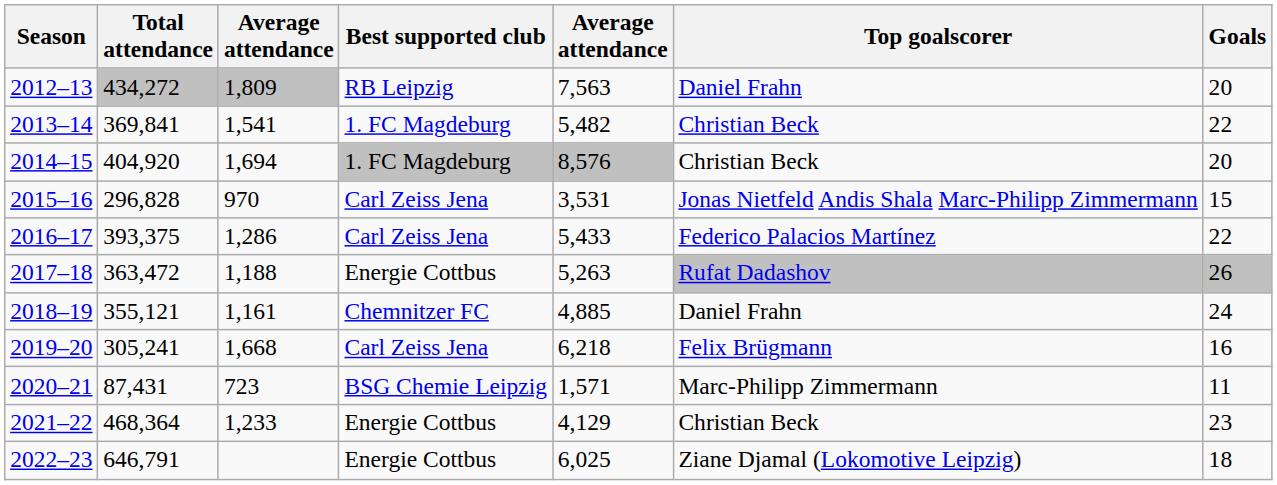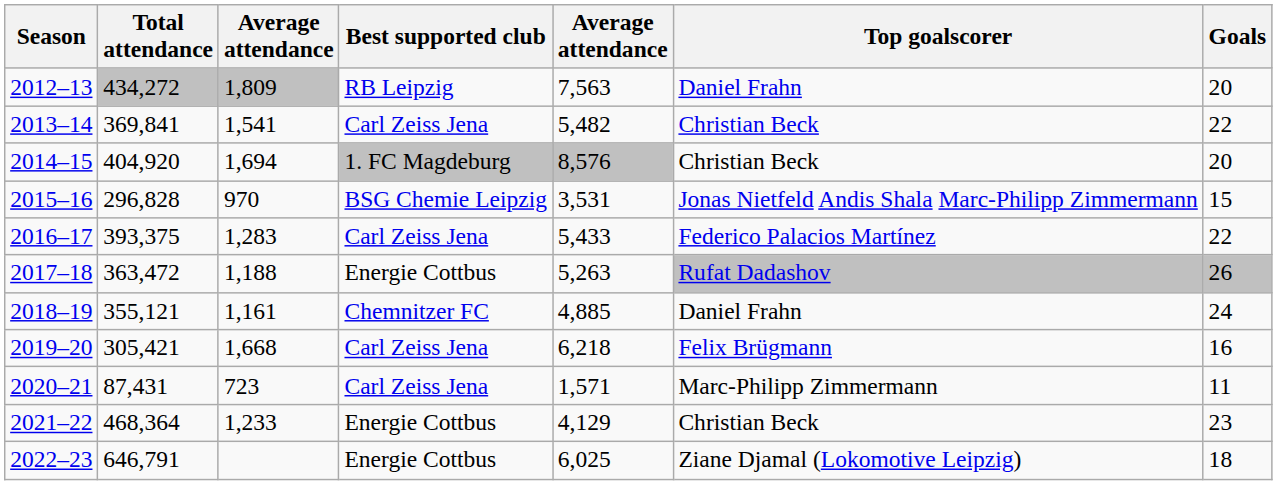(428, 124) 1. FC Magdeburg -> (416, 124) Carl Zeiss Jena
(416, 198) Carl Zeiss Jena -> (446, 198) BSG Chemie Leipzig
(250, 236) 1,286 -> (250, 236) 1,283
(142, 348) 305,241 -> (142, 348) 305,421
(446, 385) BSG Chemie Leipzig -> (416, 385) Carl Zeiss Jena
